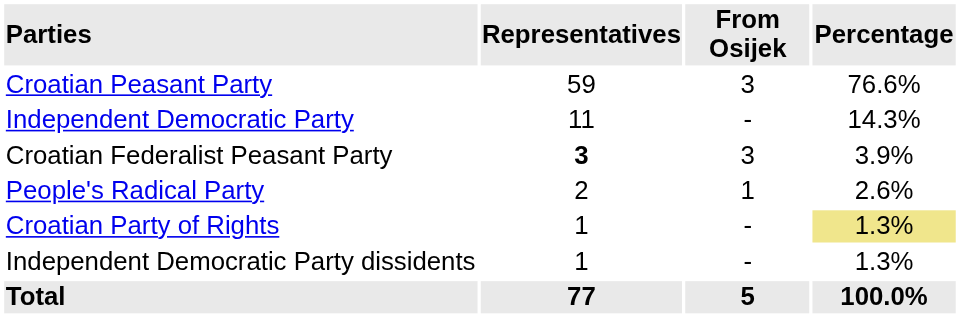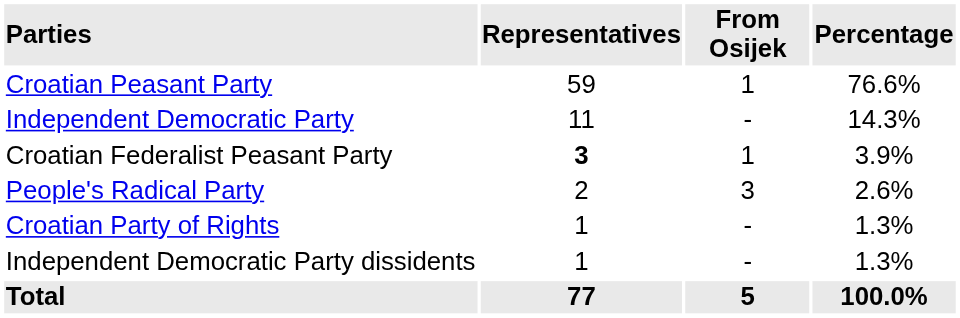(748, 84) 3 -> (748, 84) 1
(748, 155) 3 -> (748, 155) 1
(748, 190) 1 -> (748, 190) 3
(884, 226) khaki background -> (884, 226) no background
